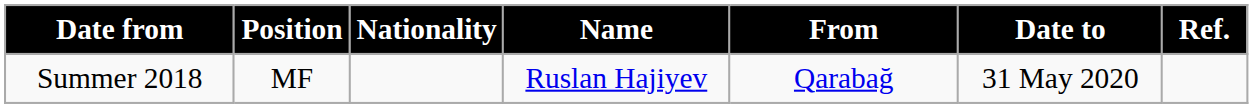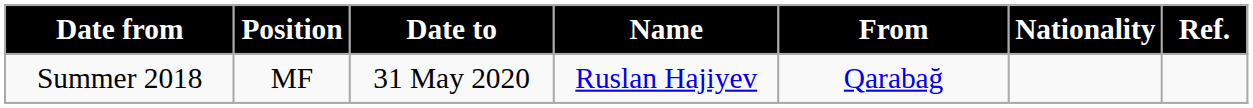columns swapped: (427, 29) <-> (1060, 29)
